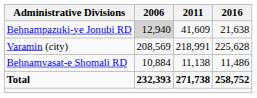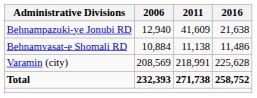(156, 29) lightgrey background -> (156, 29) no background
rows swapped: (67, 63) <-> (37, 46)
